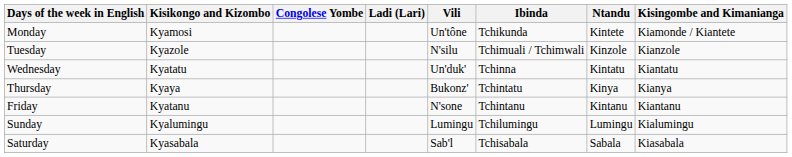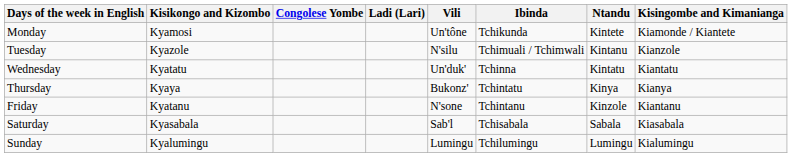(608, 50) Kinzole -> (608, 50) Kintanu
(608, 106) Kintanu -> (608, 106) Kinzole
rows swapped: (28, 143) <-> (25, 124)
